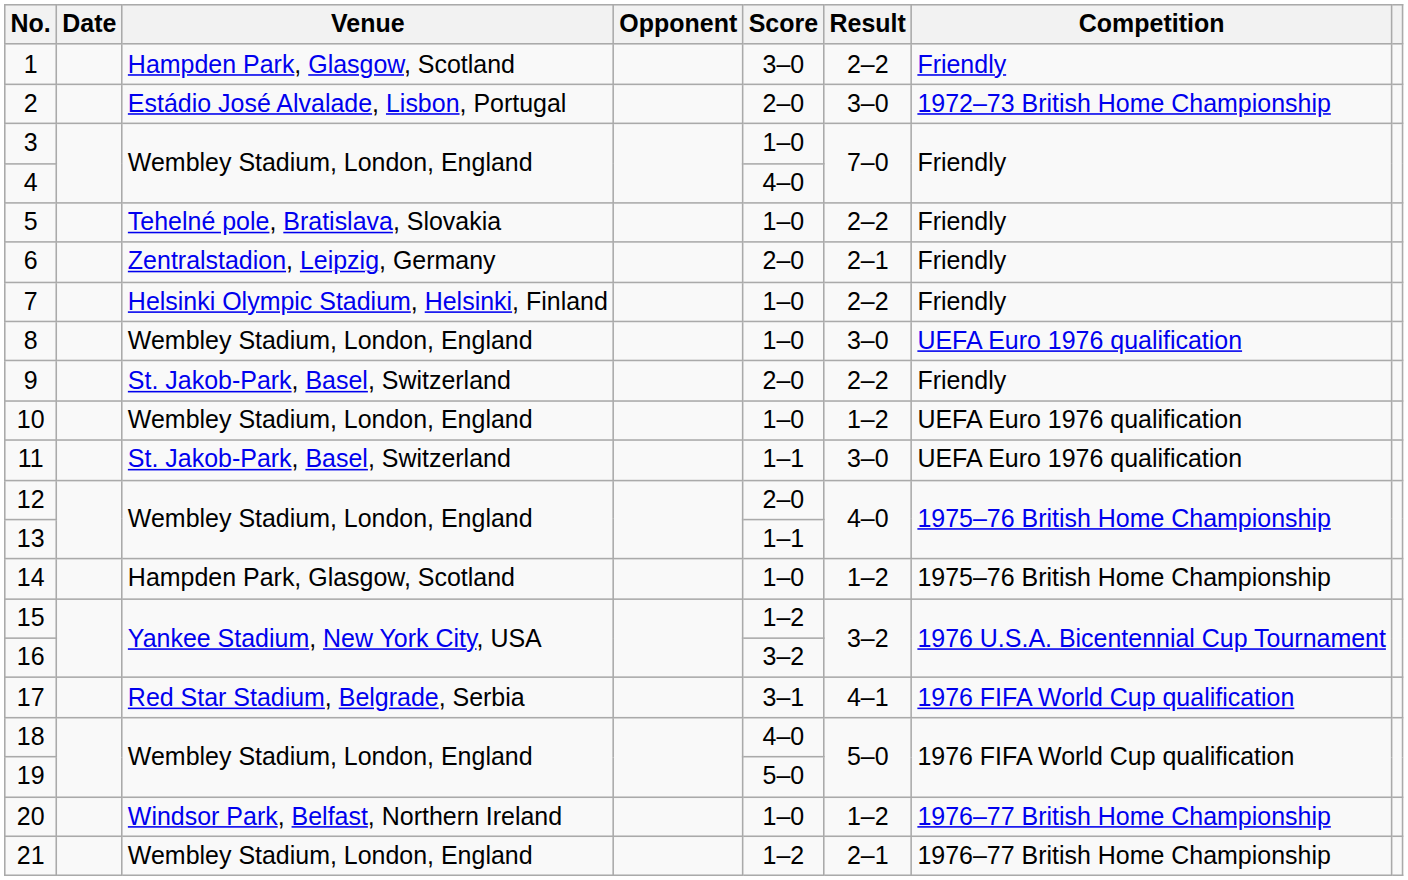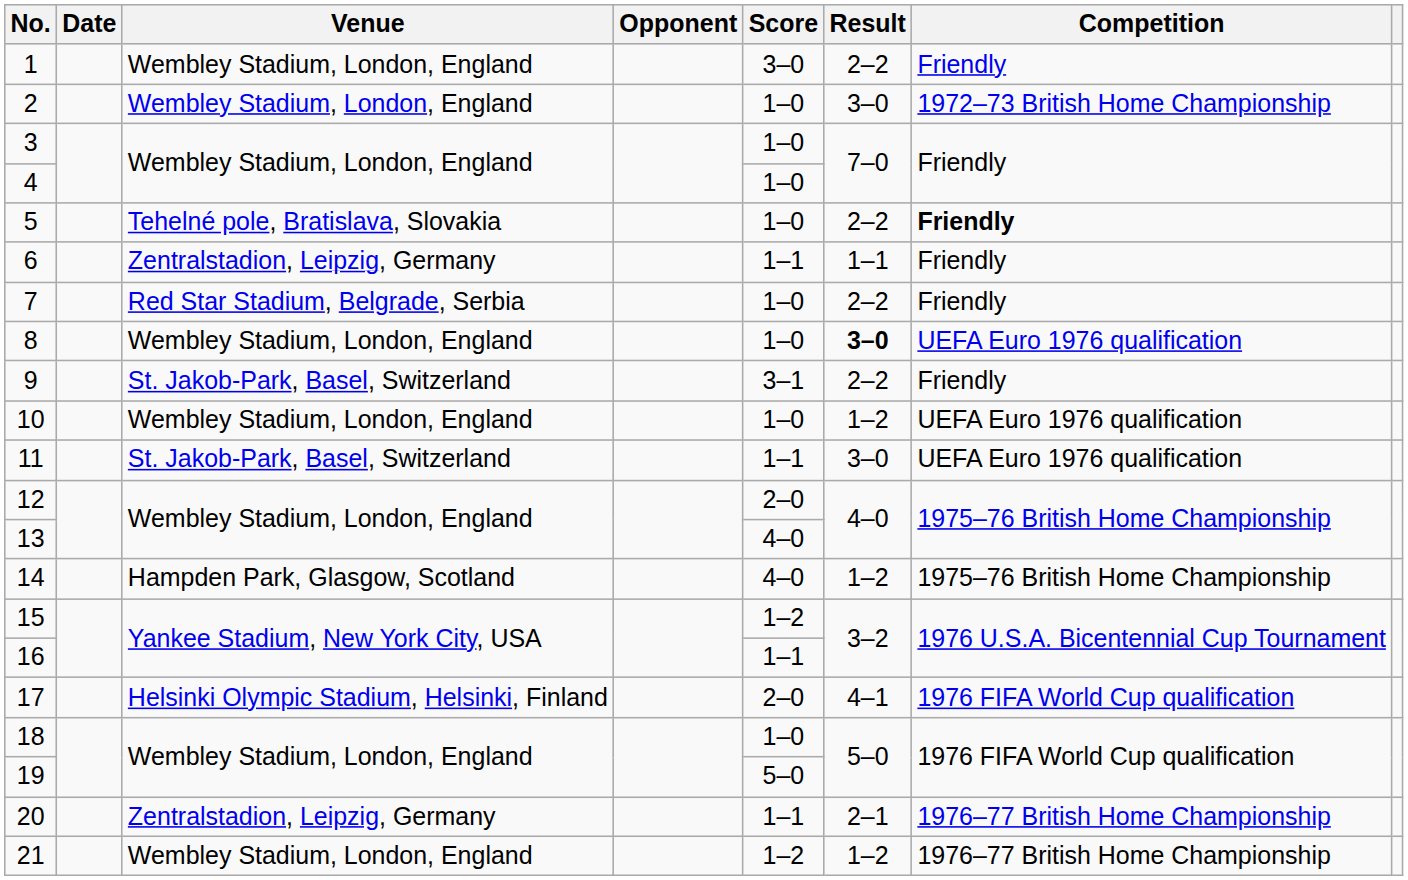(321, 63) Hampden Park, Glasgow, Scotland -> (330, 63) Wembley Stadium, London, England
(347, 103) Estádio José Alvalade, Lisbon, Portugal -> (330, 103) Wembley Stadium, London, England
(783, 103) 2–0 -> (783, 103) 1–0
(783, 182) 4–0 -> (783, 182) 1–0
(962, 222) normal -> (966, 222) bold
(783, 261) 2–0 -> (783, 261) 1–1
(868, 261) 2–1 -> (868, 261) 1–1
(368, 301) Helsinki Olympic Stadium, Helsinki, Finland -> (326, 301) Red Star Stadium, Belgrade, Serbia
(868, 340) normal -> (868, 340) bold
(783, 380) 2–0 -> (783, 380) 3–1
(783, 538) 1–1 -> (783, 538) 4–0
(783, 578) 1–0 -> (783, 578) 4–0
(783, 657) 3–2 -> (783, 657) 1–1
(326, 697) Red Star Stadium, Belgrade, Serbia -> (368, 697) Helsinki Olympic Stadium, Helsinki, Finland
(783, 697) 3–1 -> (783, 697) 2–0
(783, 736) 4–0 -> (783, 736) 1–0
(345, 815) Windsor Park, Belfast, Northern Ireland -> (312, 815) Zentralstadion, Leipzig, Germany
(783, 815) 1–0 -> (783, 815) 1–1
(868, 815) 1–2 -> (868, 815) 2–1
(868, 855) 2–1 -> (868, 855) 1–2
